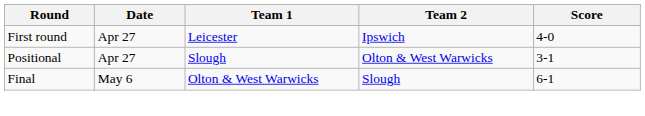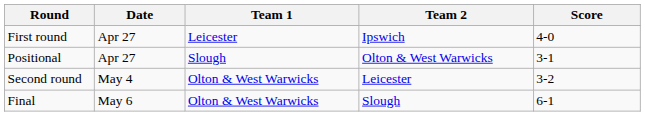+ row: (45, 79)
